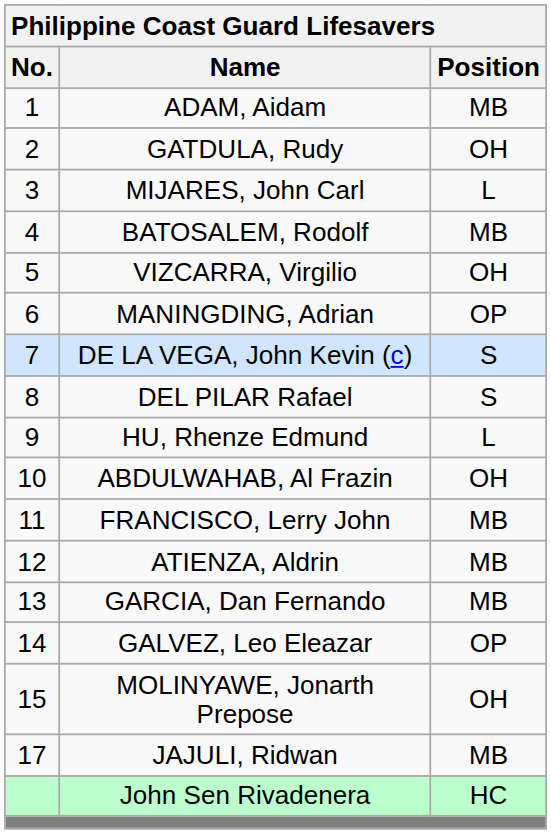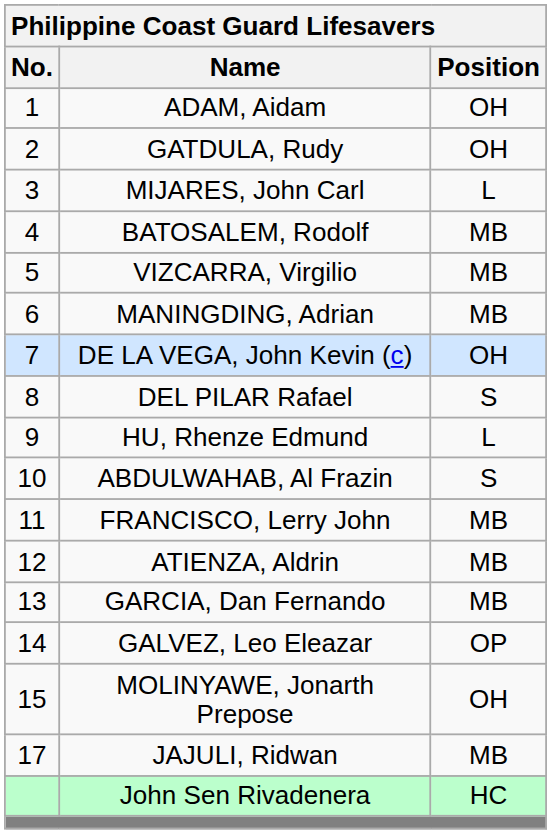(489, 108) MB -> (489, 108) OH
(489, 273) OH -> (489, 273) MB
(489, 314) OP -> (489, 314) MB
(489, 355) S -> (489, 355) OH
(489, 479) OH -> (489, 479) S
